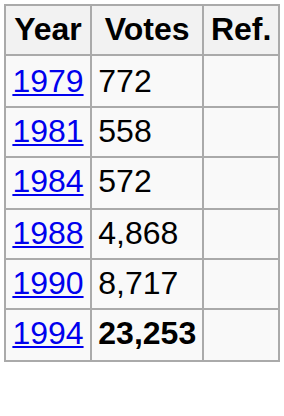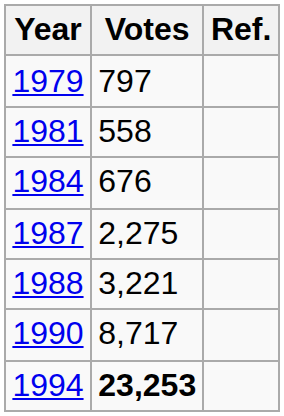(125, 80) 772 -> (125, 80) 797
(125, 182) 572 -> (125, 182) 676
+ row: (48, 232)
(138, 232) 4,868 -> (138, 283) 3,221
